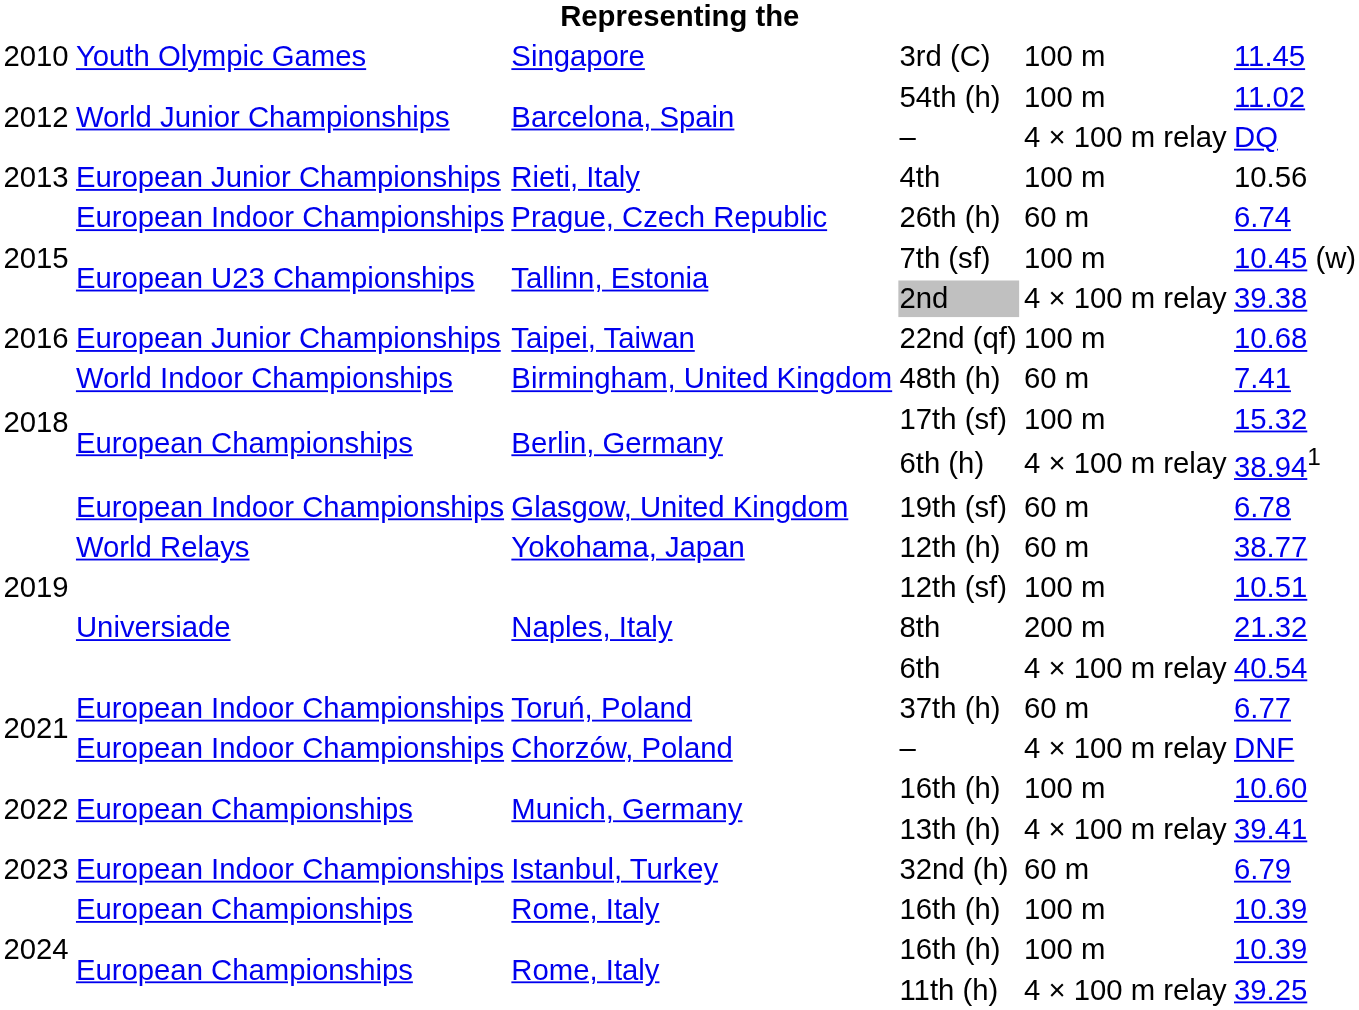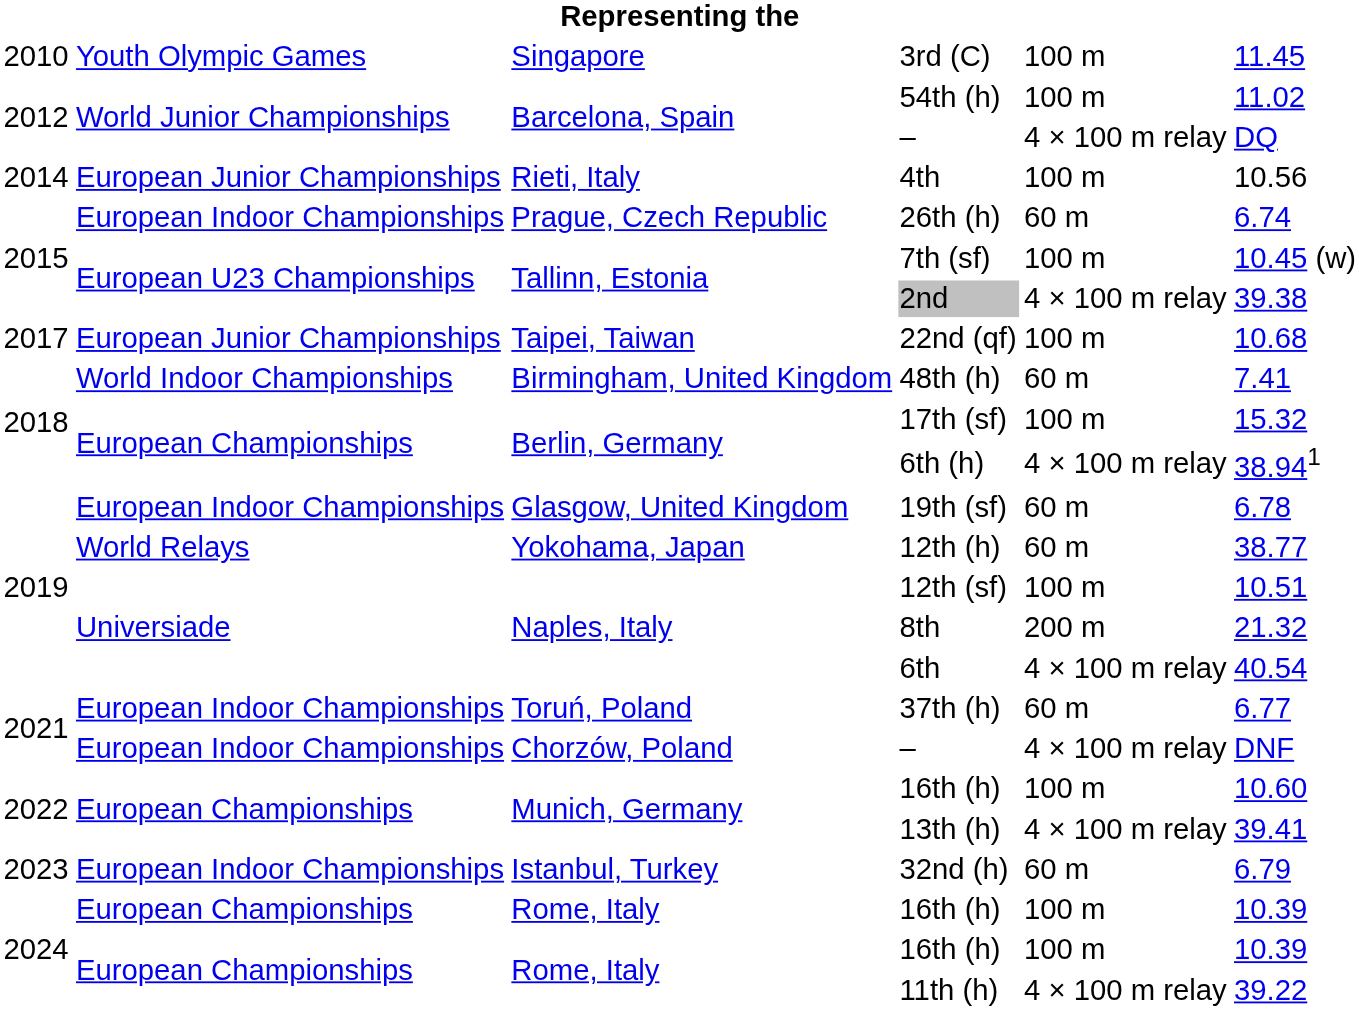(36, 177) 2013 -> (36, 177) 2014
(36, 338) 2016 -> (36, 338) 2017
(1271, 990) 39.25 -> (1271, 990) 39.22
